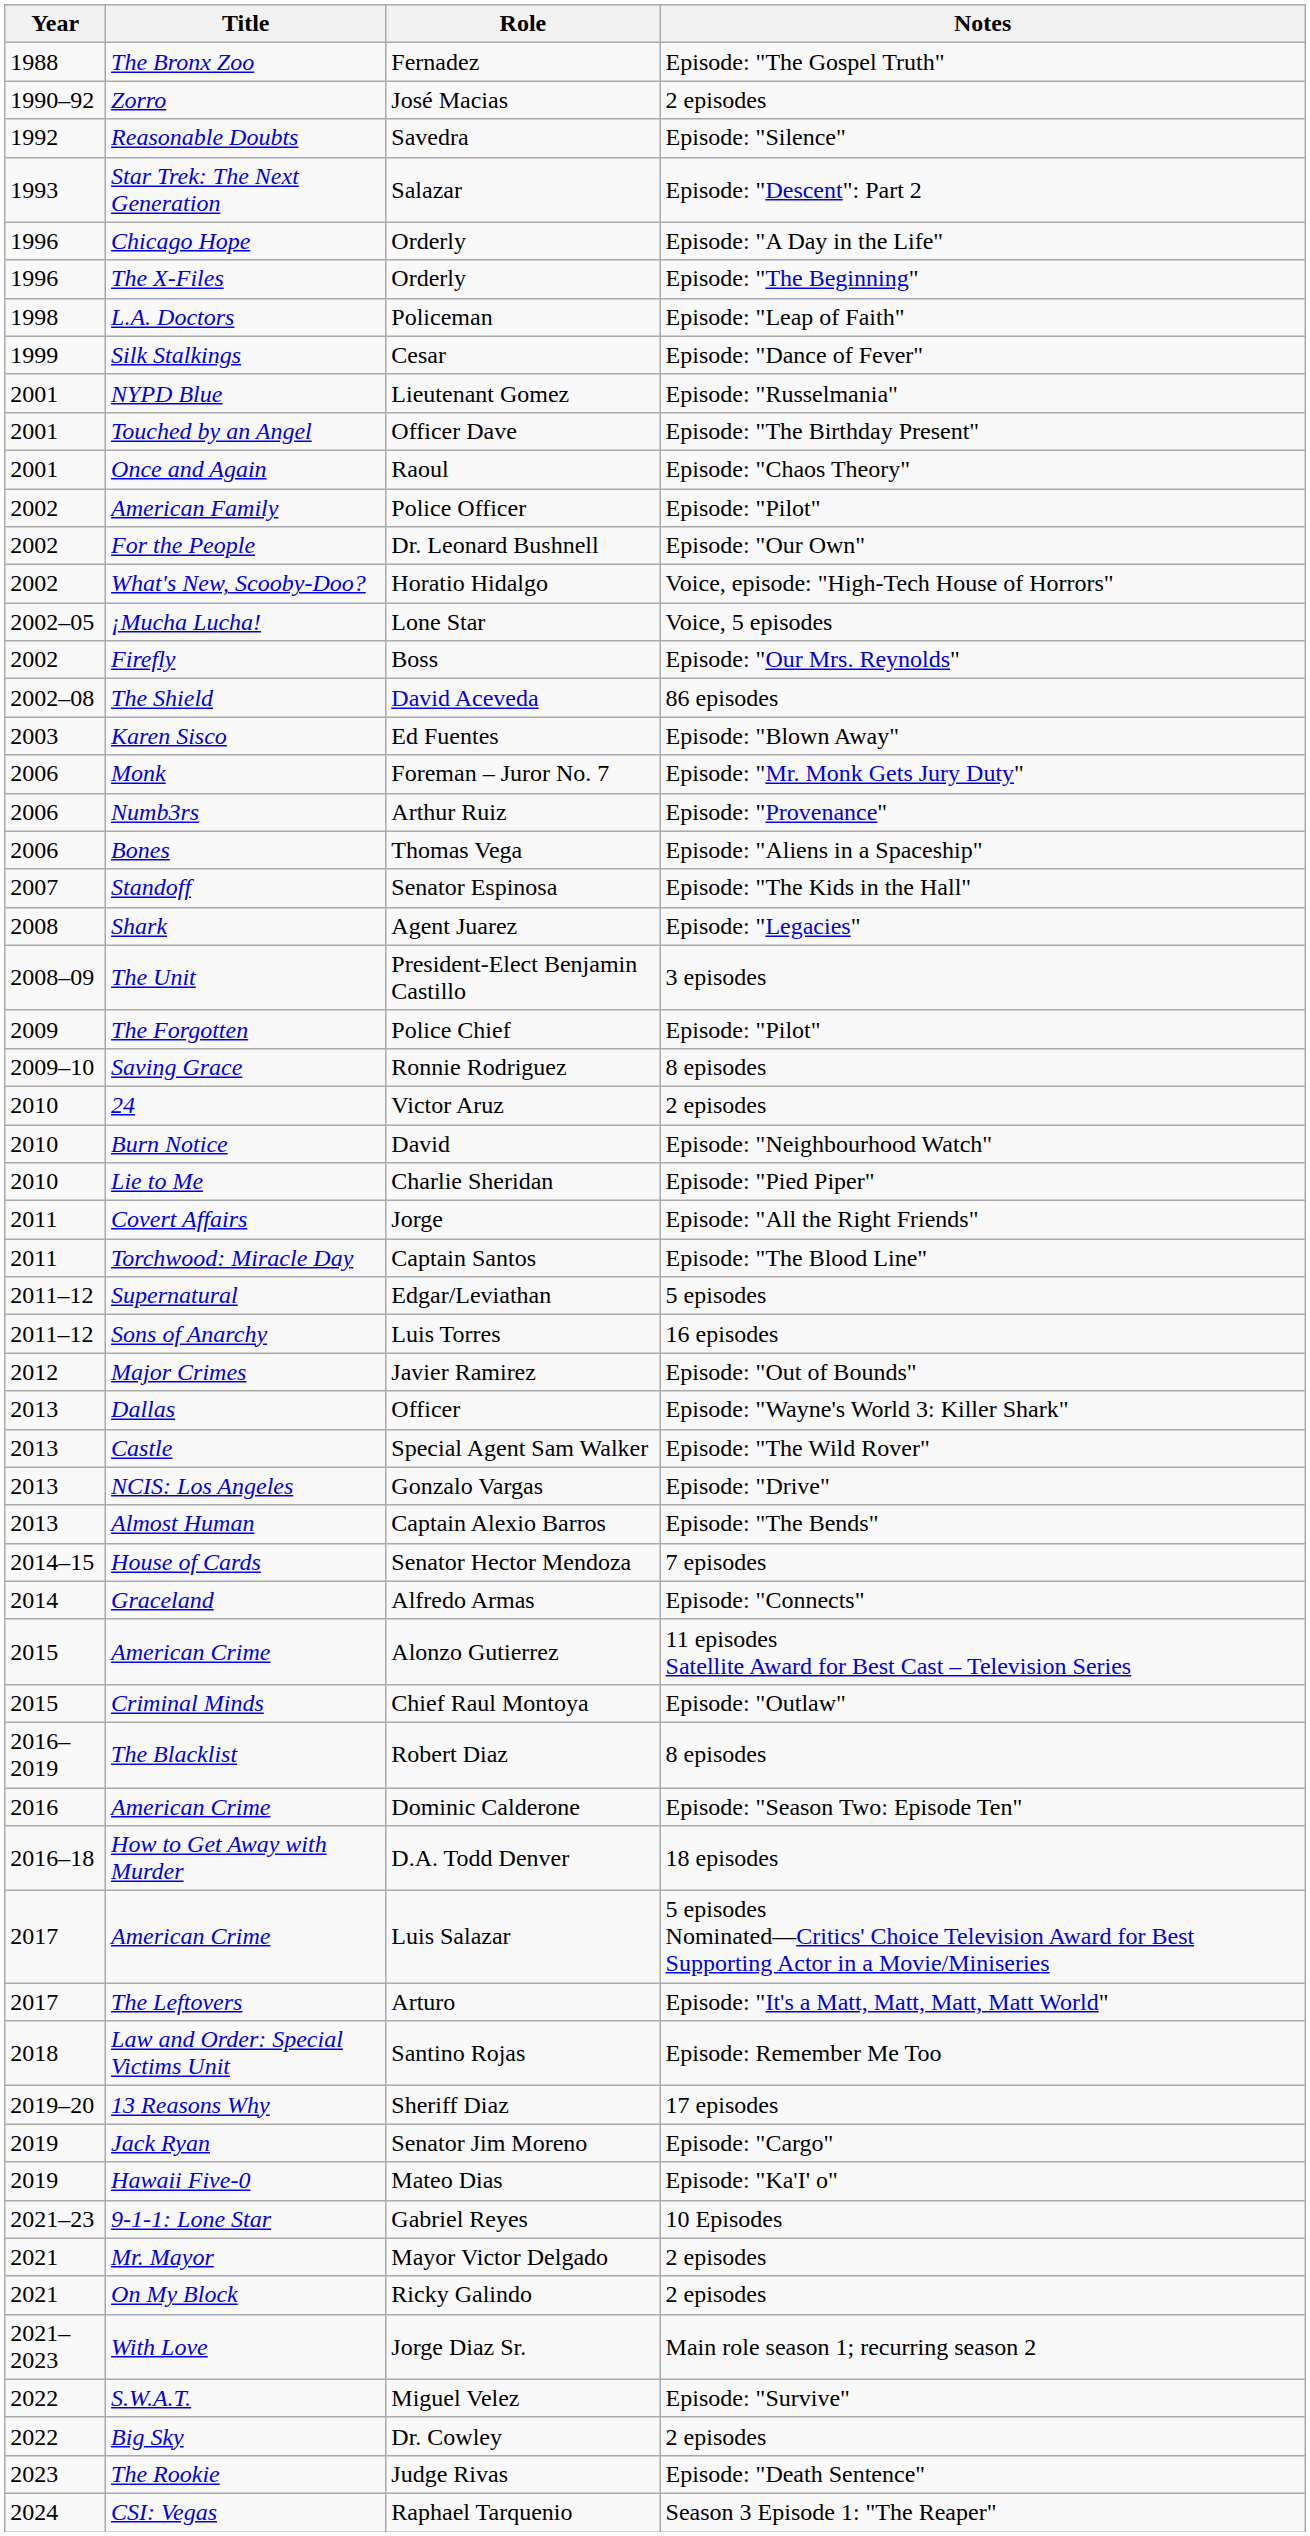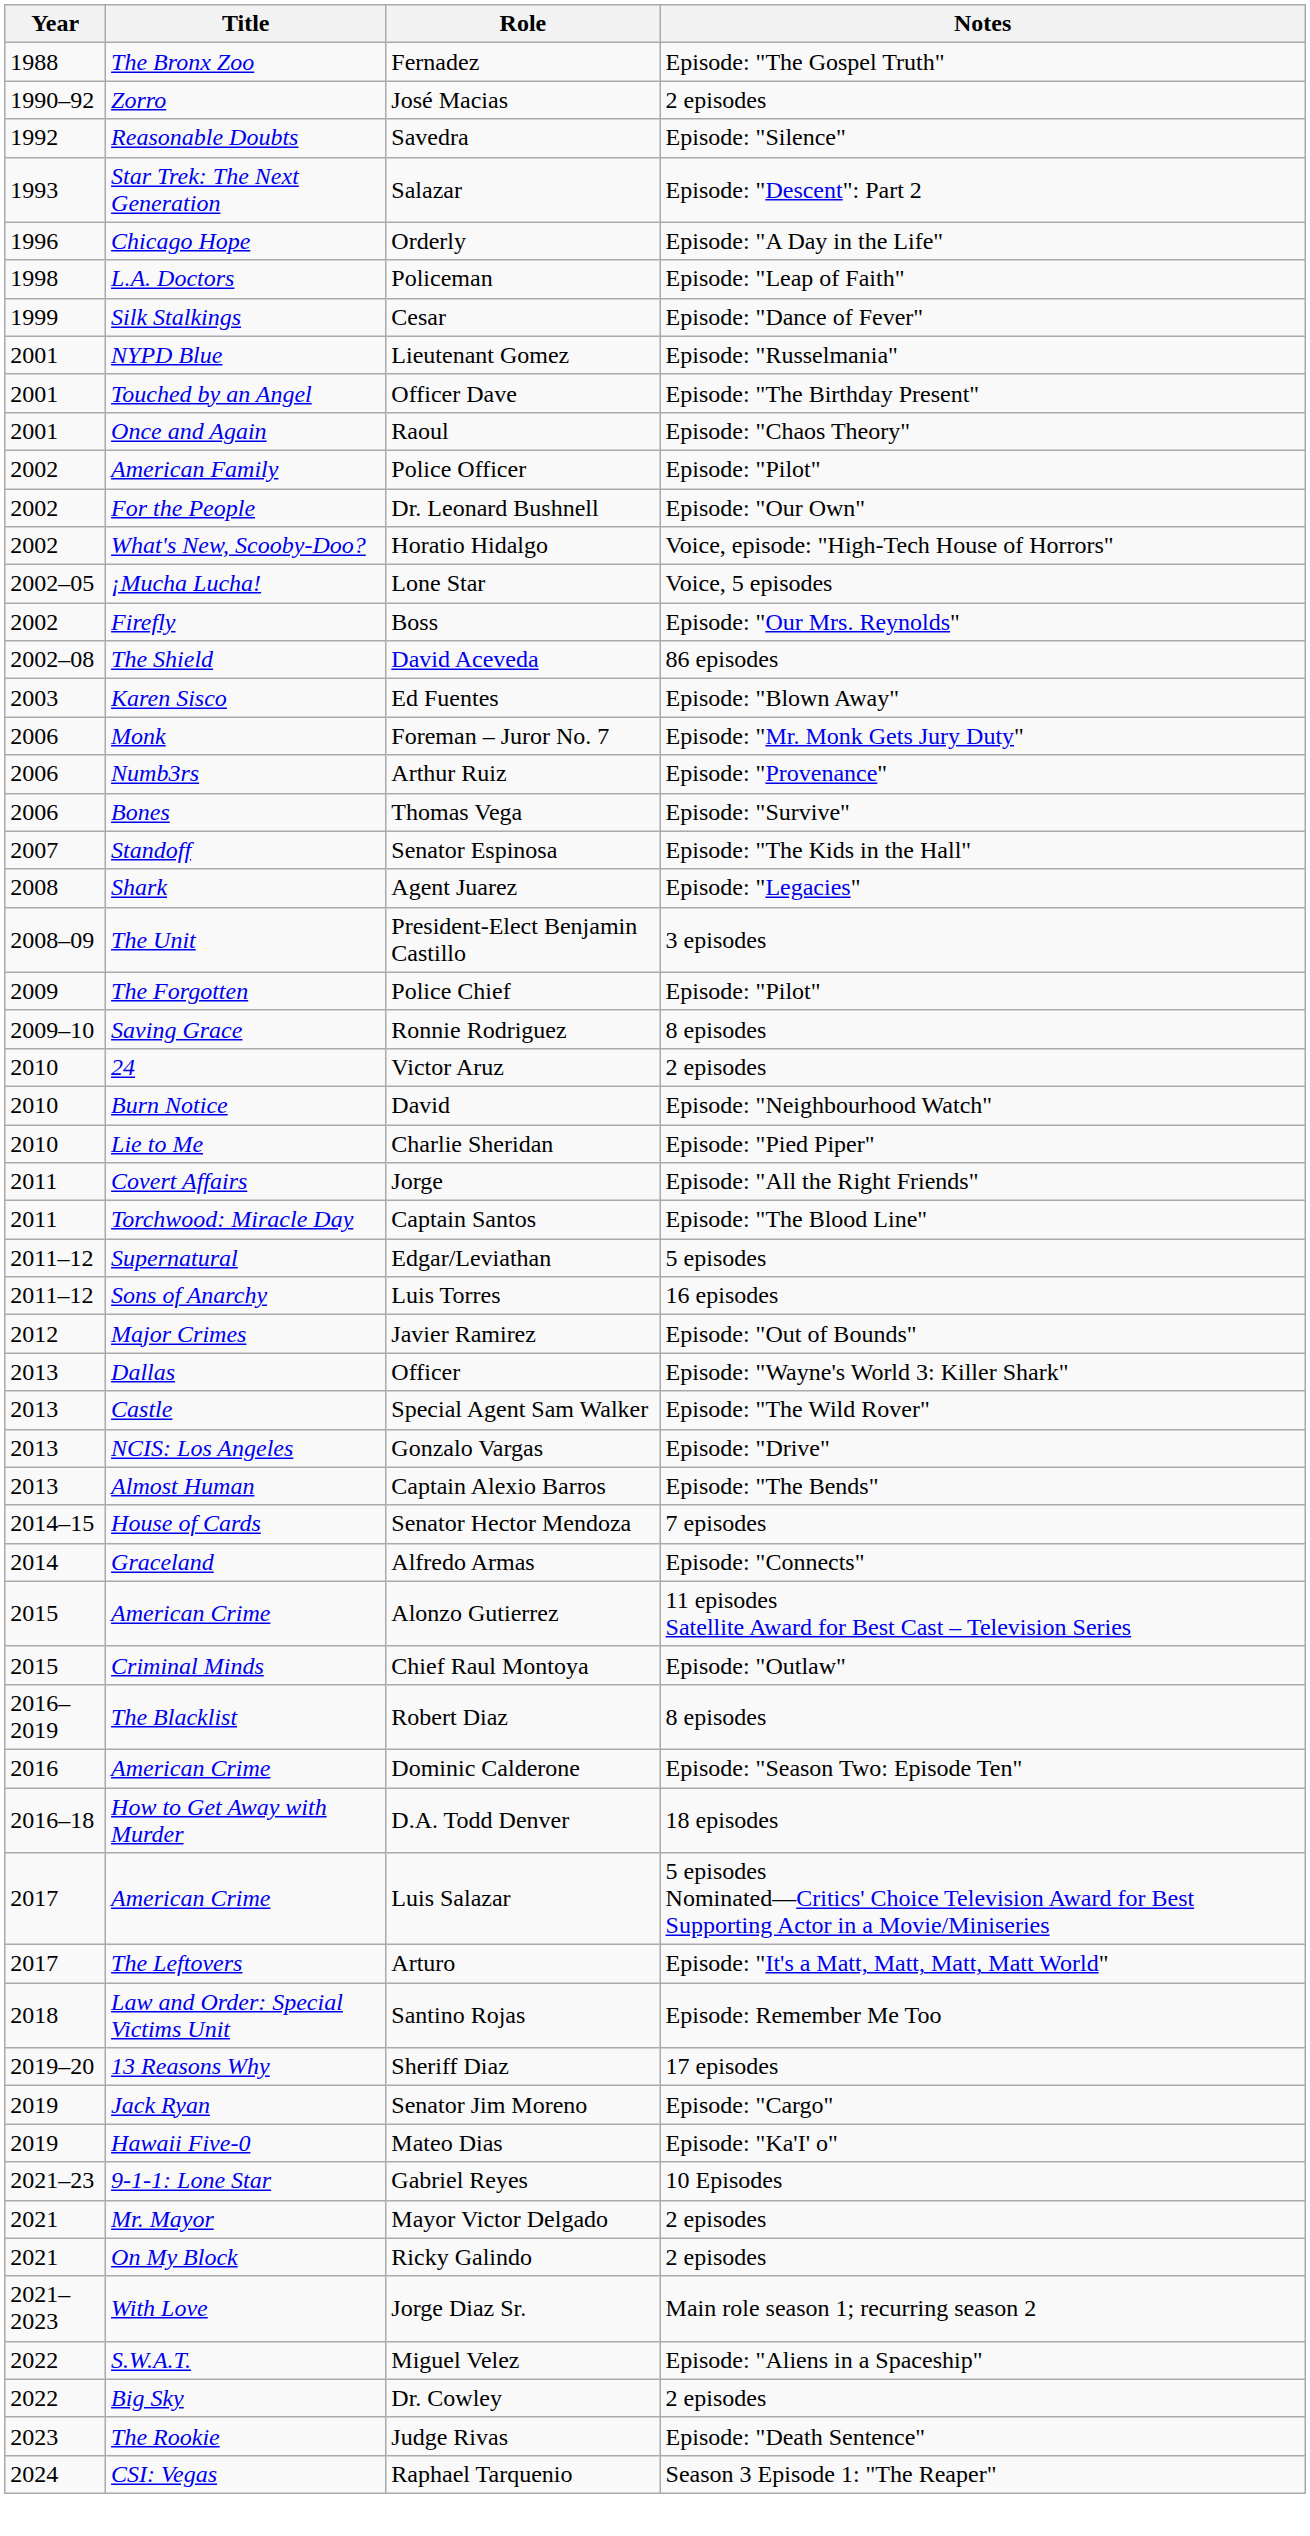- row: (167, 278)
(824, 849) Episode: "Aliens in a Spaceship" -> (758, 811) Episode: "Survive"
(758, 2398) Episode: "Survive" -> (824, 2359) Episode: "Aliens in a Spaceship"
